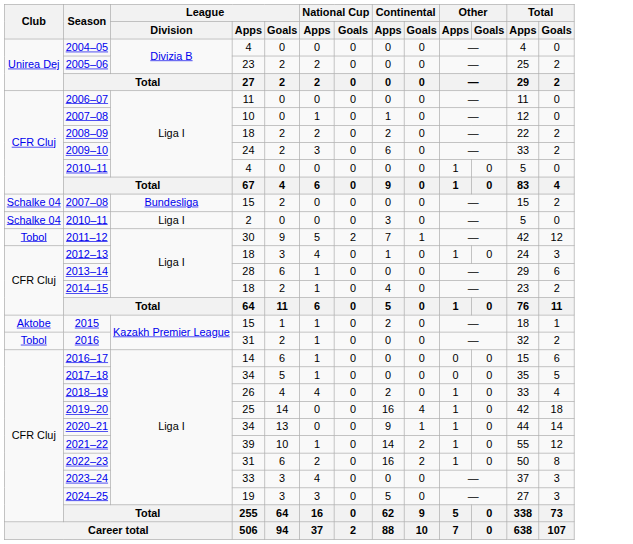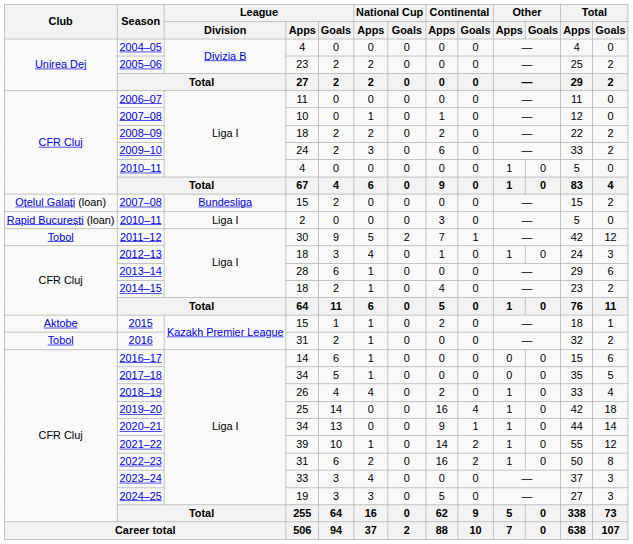(34, 202) Schalke 04 -> (61, 202) Oțelul Galați (loan)
(34, 220) Schalke 04 -> (61, 220) Rapid București (loan)
